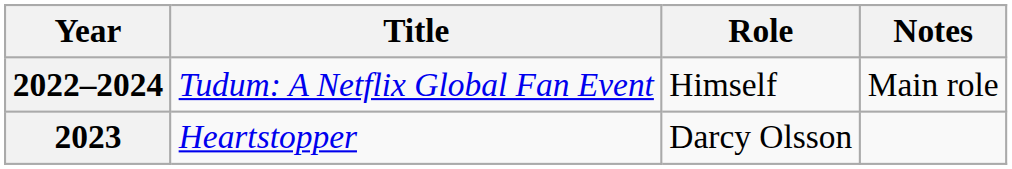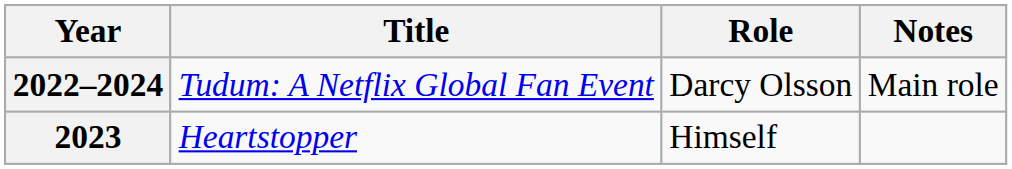(723, 84) Himself -> (761, 84) Darcy Olsson
(761, 137) Darcy Olsson -> (723, 137) Himself
